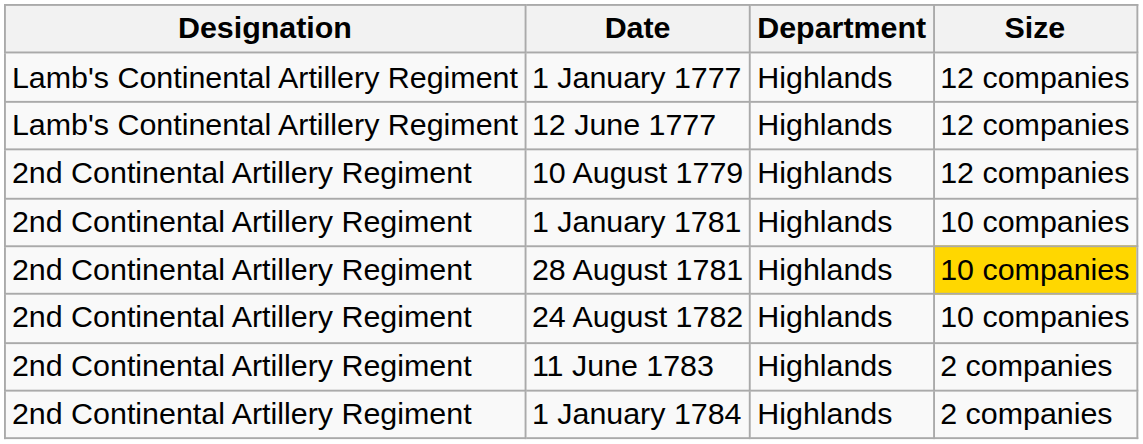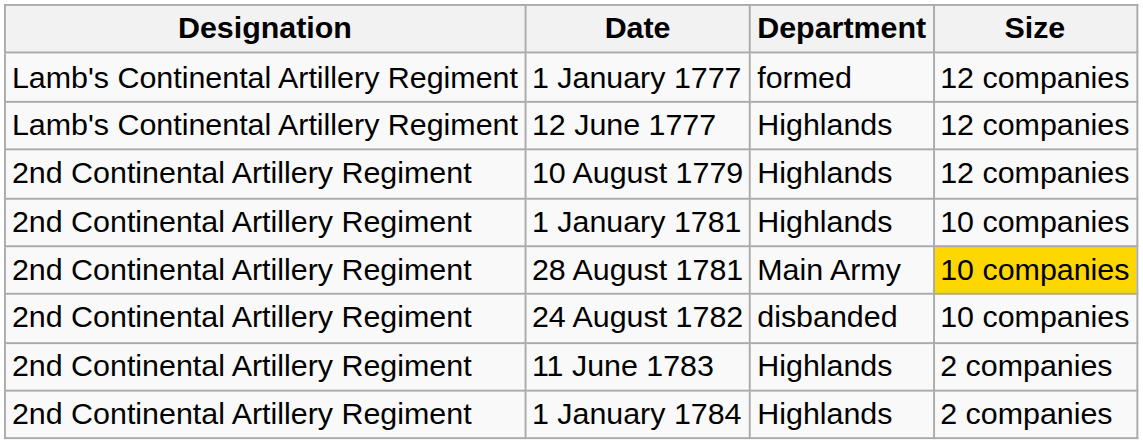(825, 76) Highlands -> (805, 76) formed
(825, 269) Highlands -> (829, 269) Main Army
(825, 317) Highlands -> (827, 317) disbanded
